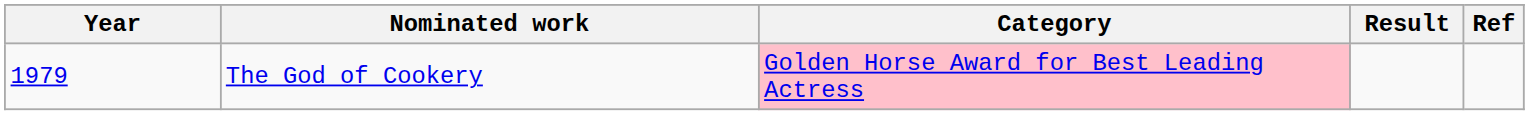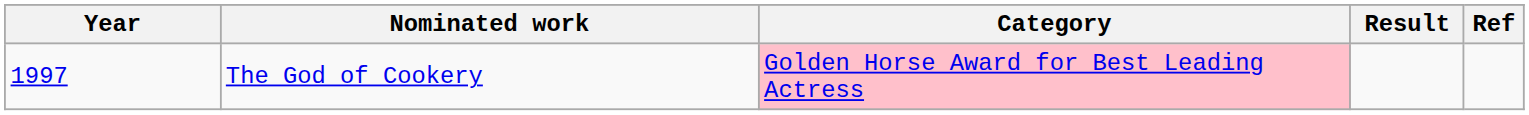(39, 77) 1979 -> (39, 77) 1997
